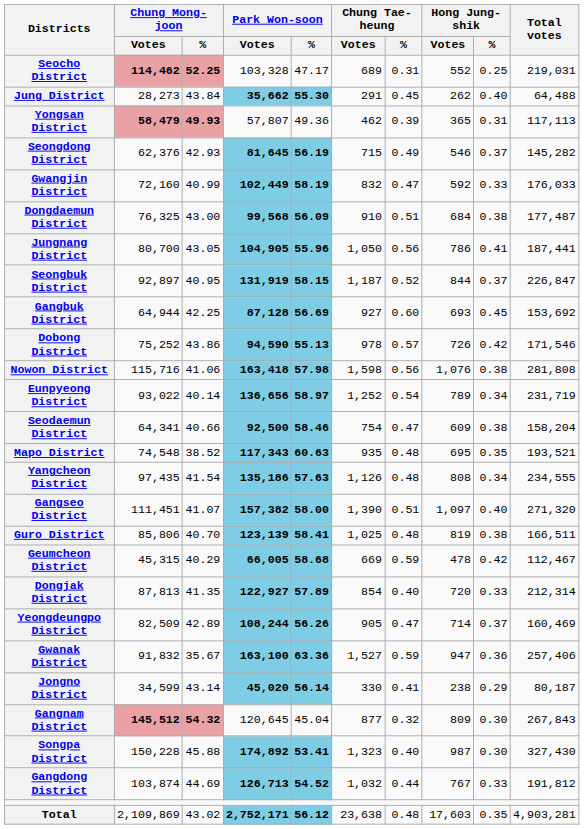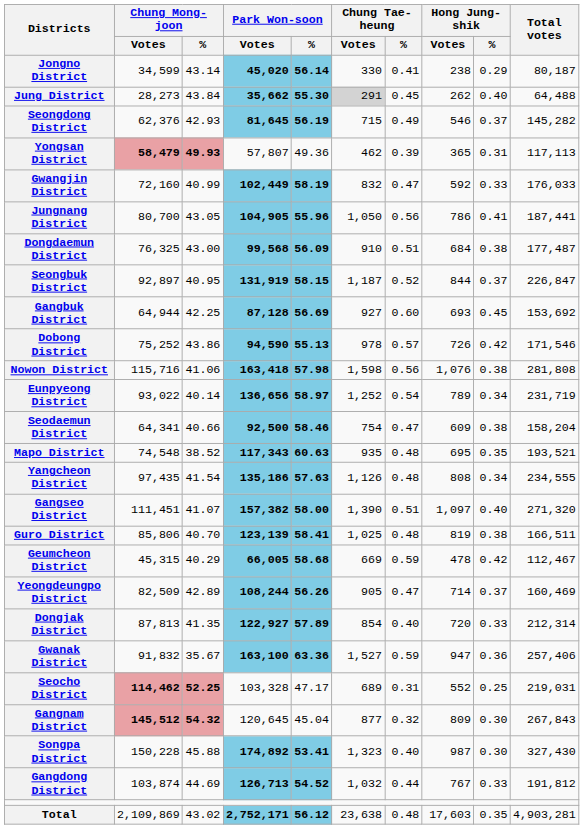rows swapped: (59, 689) <-> (59, 71)
(372, 97) no background -> (372, 97) lightgrey background
rows swapped: (59, 122) <-> (59, 154)
rows swapped: (59, 218) <-> (59, 250)
rows swapped: (59, 625) <-> (59, 593)
